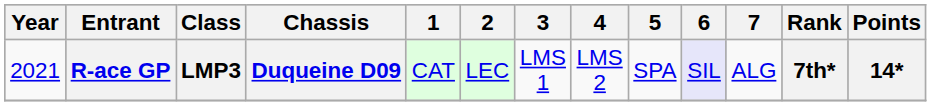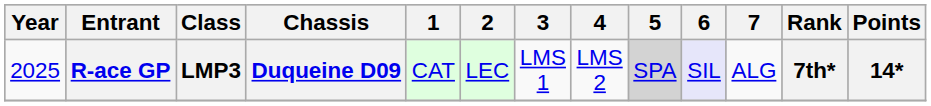(35, 70) 2021 -> (35, 70) 2025
(655, 70) no background -> (655, 70) lightgrey background
